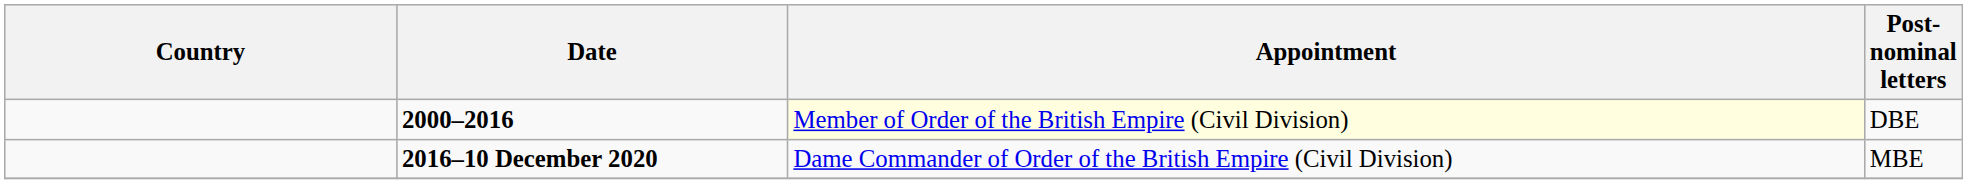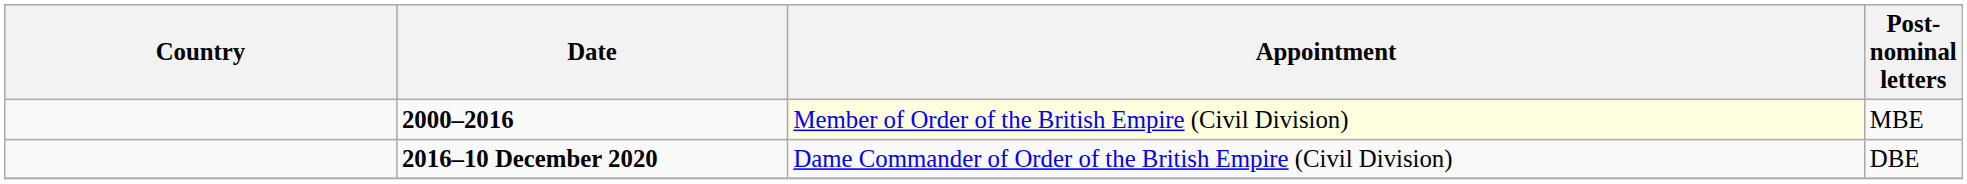(1895, 119) DBE -> (1897, 119) MBE
(1897, 158) MBE -> (1895, 158) DBE
